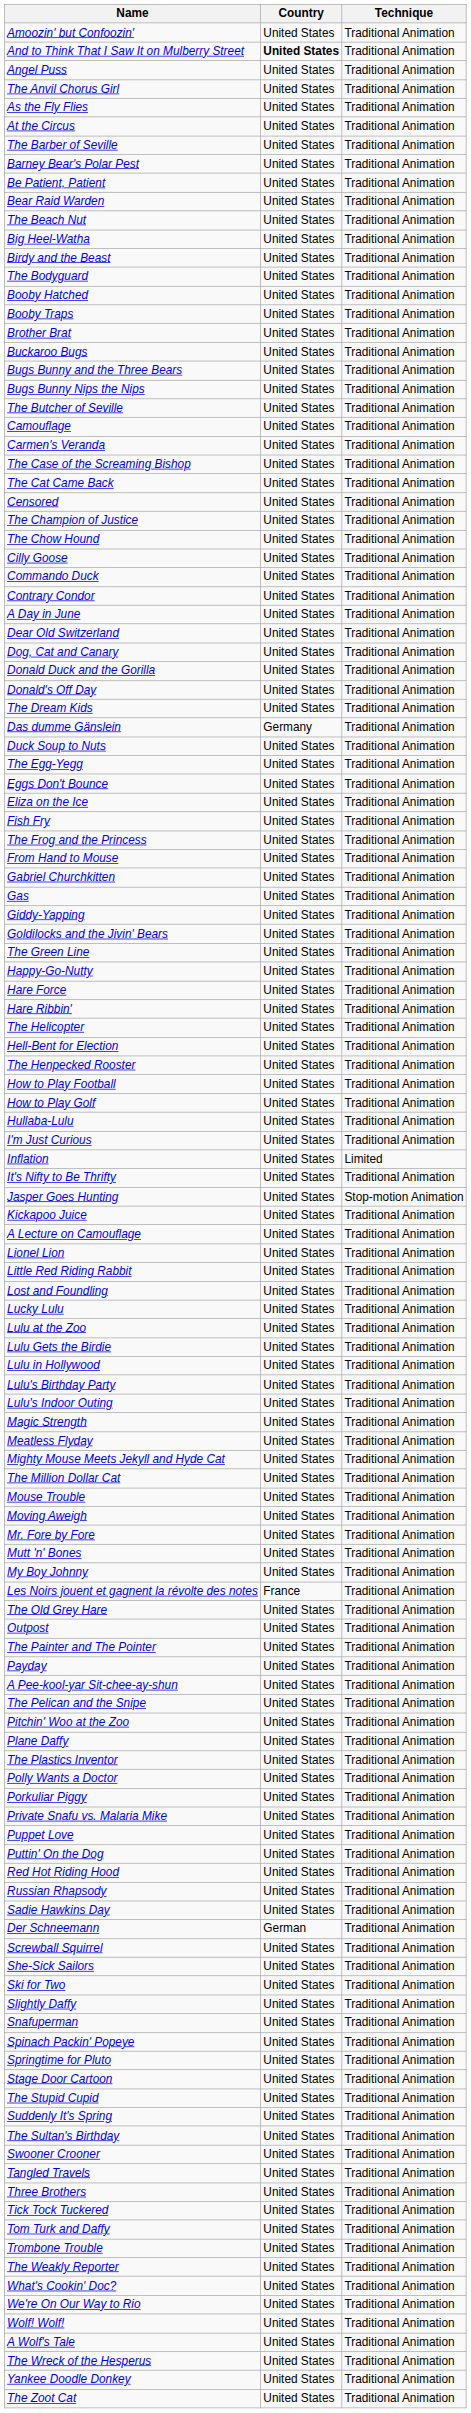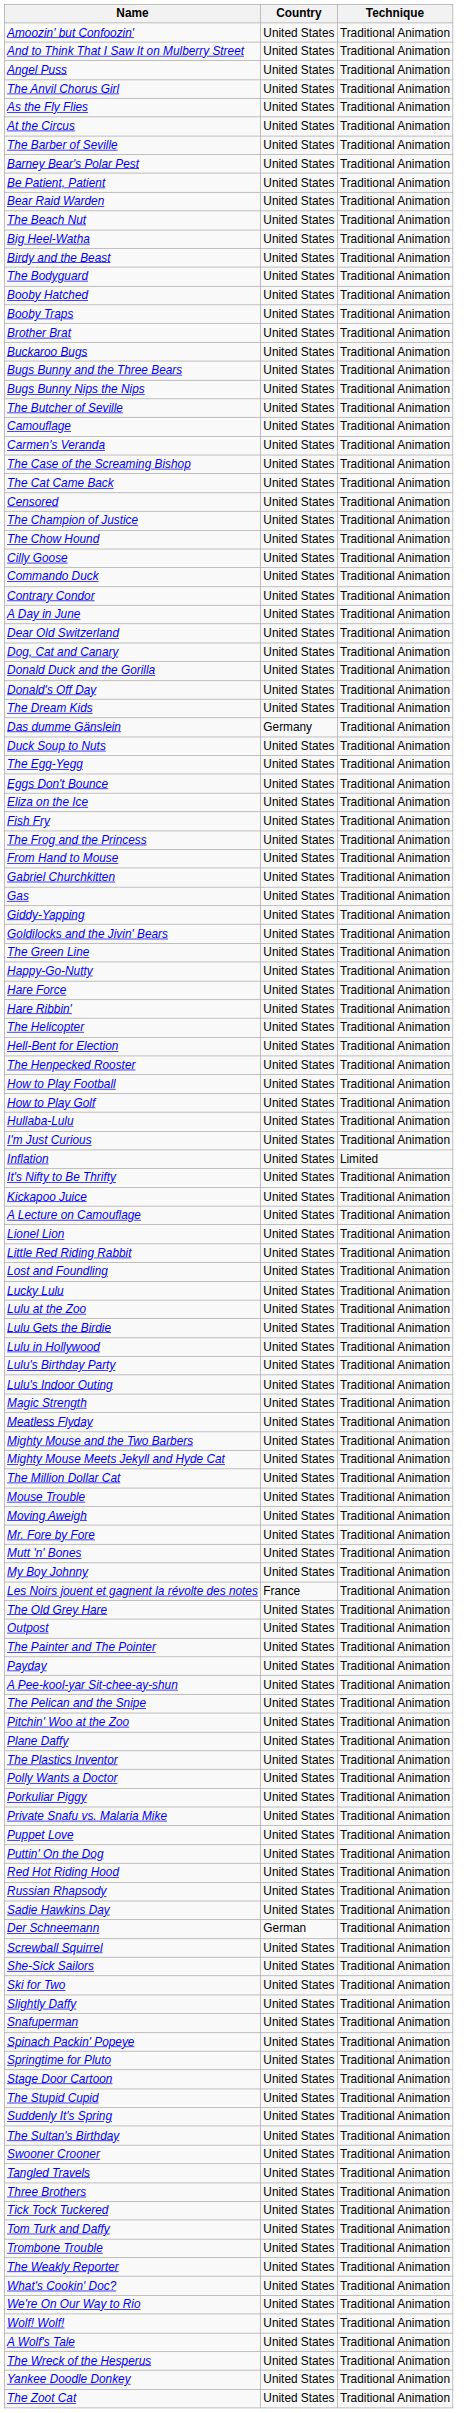(301, 51) bold -> (299, 51) normal
- row: (63, 1196)
+ row: (100, 1440)
